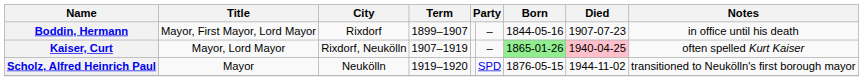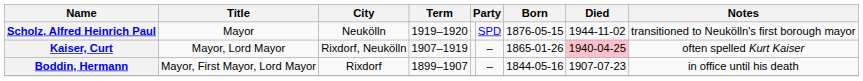rows swapped: (81, 31) <-> (81, 66)
(535, 48) lightgreen background -> (535, 48) no background
